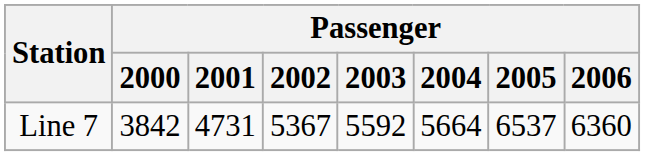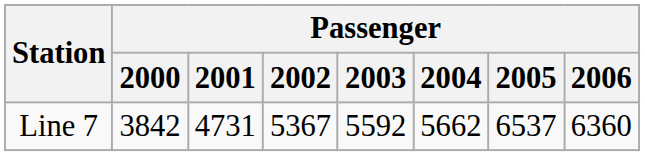(451, 125) 5664 -> (451, 125) 5662
